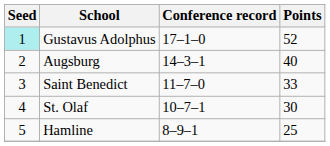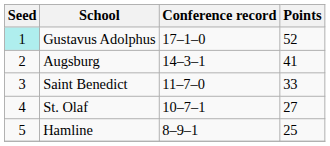(290, 61) 40 -> (290, 61) 41
(290, 107) 30 -> (290, 107) 27
